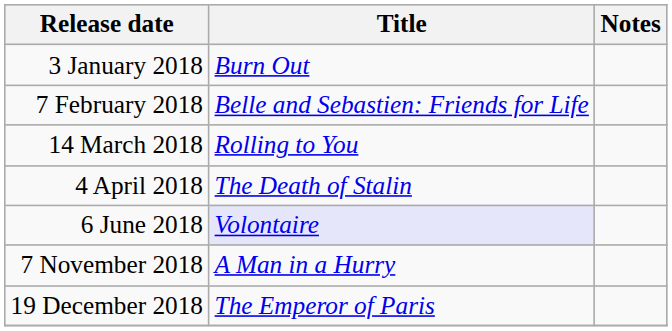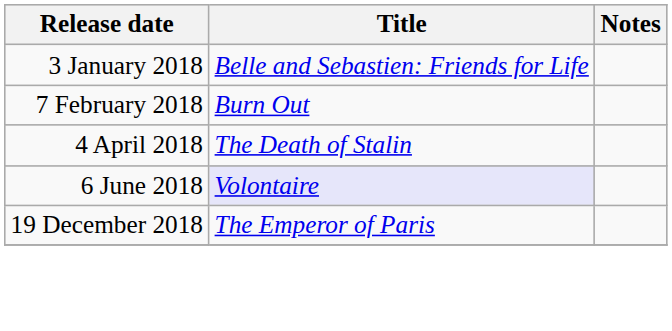(262, 64) Burn Out -> (402, 64) Belle and Sebastien: Friends for Life
(402, 104) Belle and Sebastien: Friends for Life -> (262, 104) Burn Out
- row: (126, 144)
- row: (112, 265)
